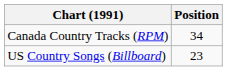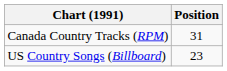(197, 35) 34 -> (197, 35) 31
